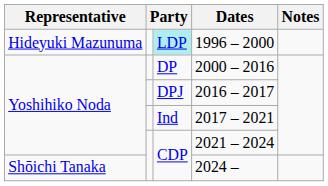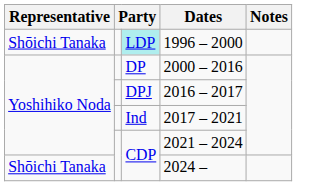(75, 42) Hideyuki Mazunuma -> (57, 42) Shōichi Tanaka
